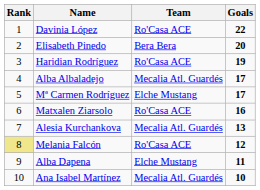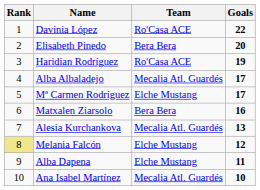(163, 111) Ro'Casa ACE -> (155, 111) Bera Bera
(163, 144) Ro'Casa ACE -> (165, 144) Elche Mustang
